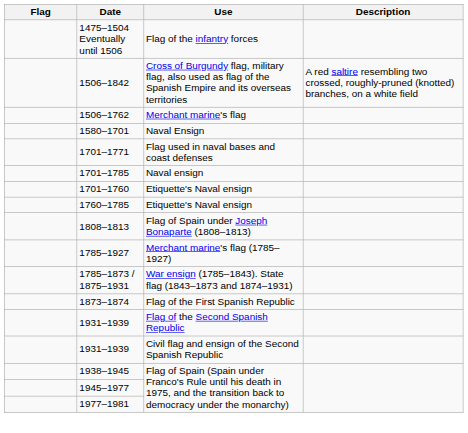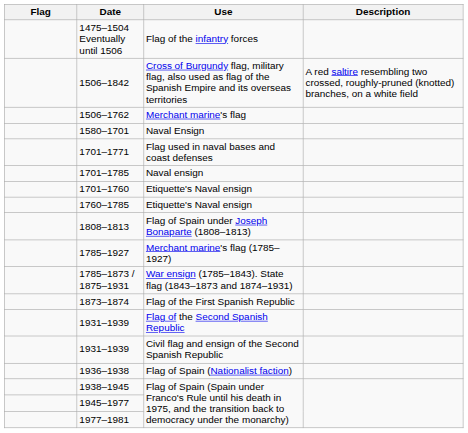+ row: (104, 371)
